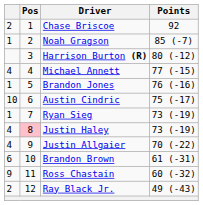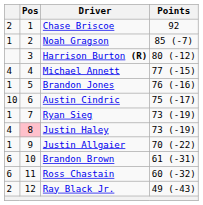(9, 145) 4 -> (9, 145) 1
(9, 174) 9 -> (9, 174) 6
